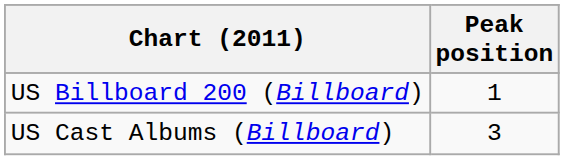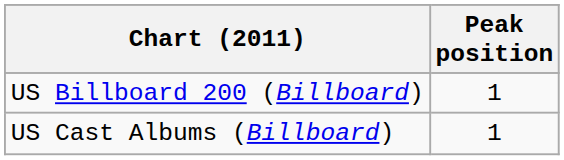(494, 133) 3 -> (494, 133) 1
